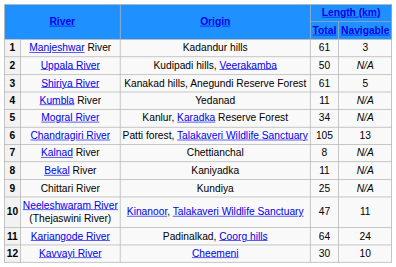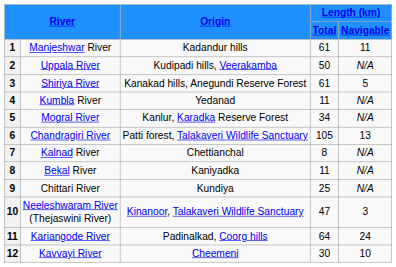(365, 48) 3 -> (365, 48) 11
(365, 212) 11 -> (365, 212) 3
